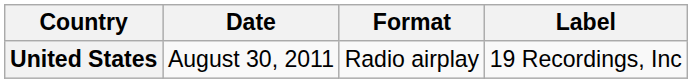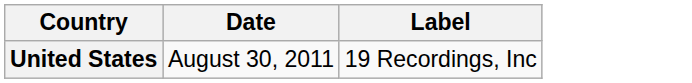- column: (412, 22)
